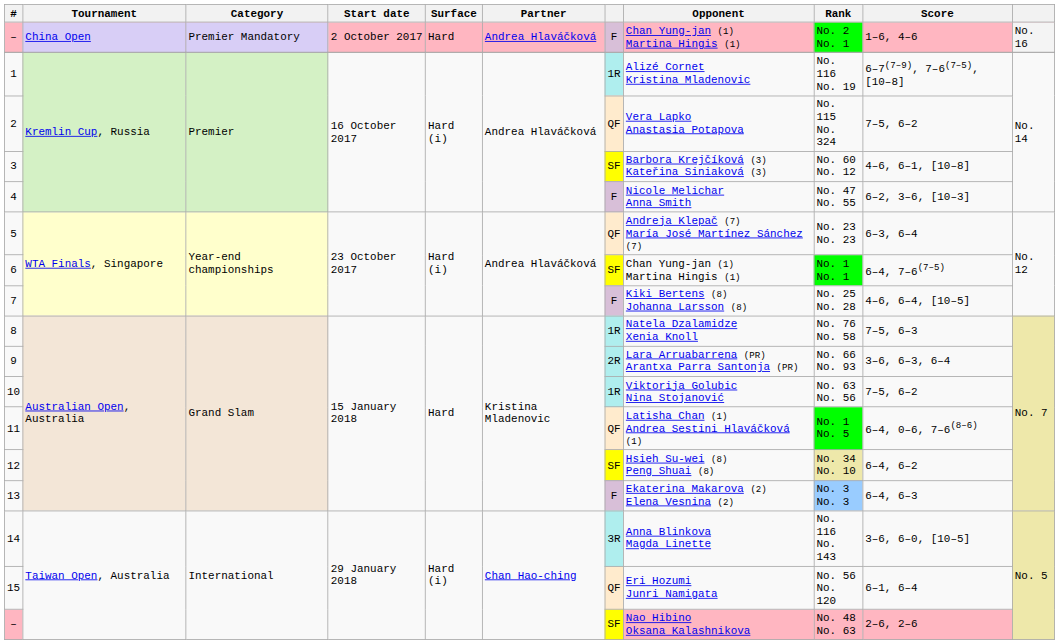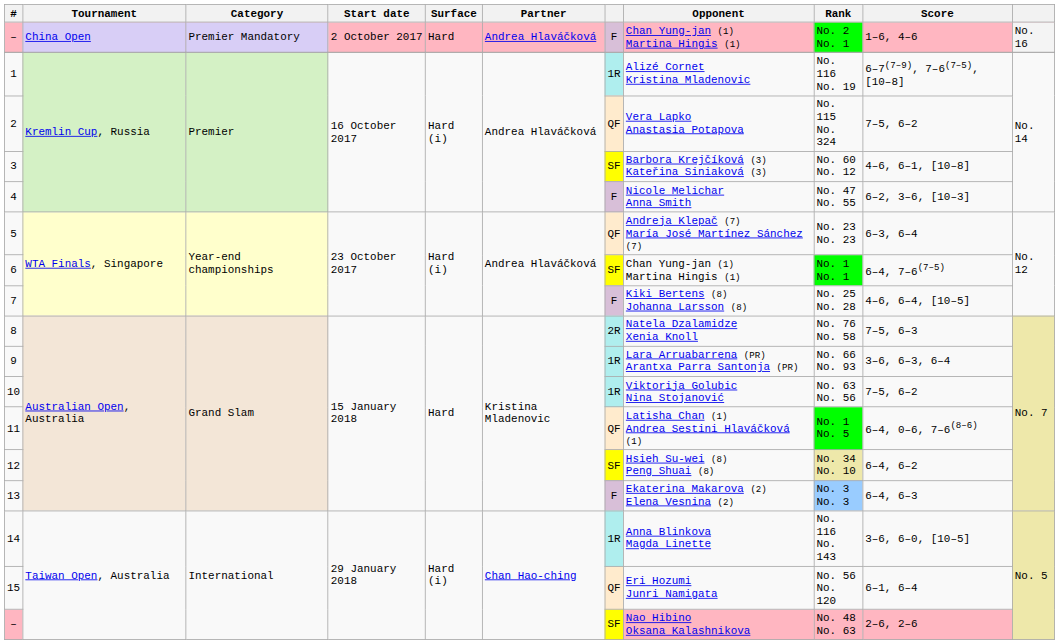(614, 331) 1R -> (614, 331) 2R
(614, 361) 2R -> (614, 361) 1R
(614, 539) 3R -> (614, 539) 1R
